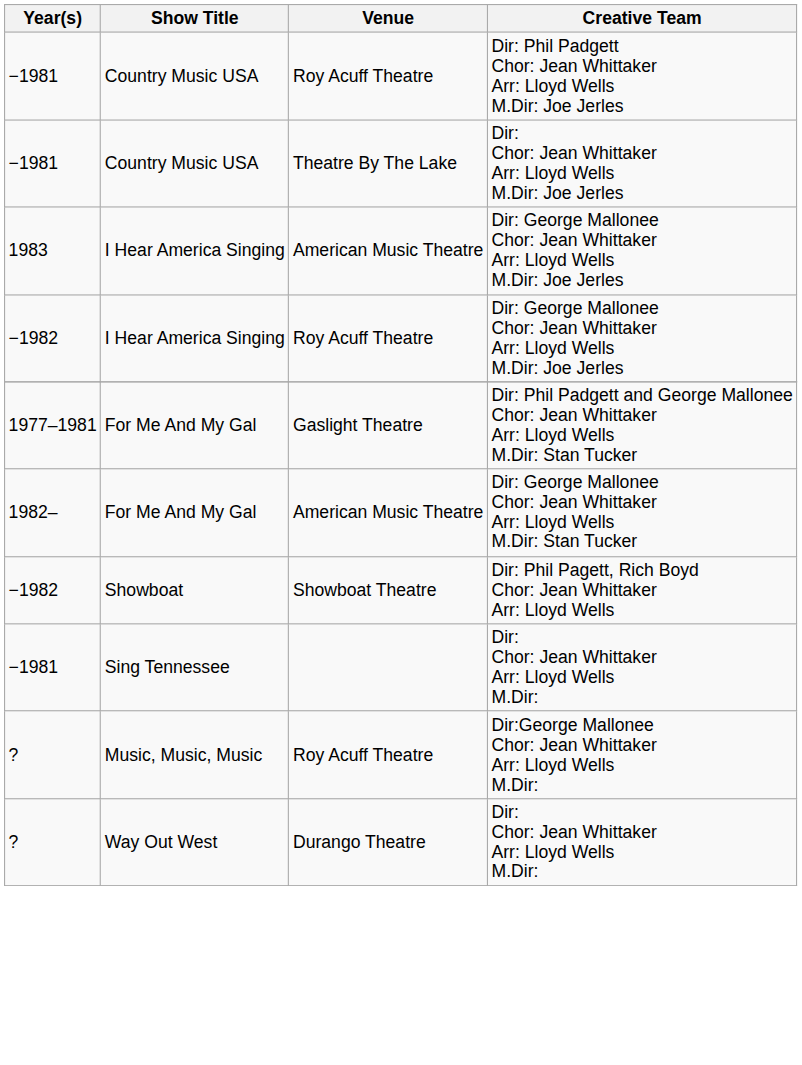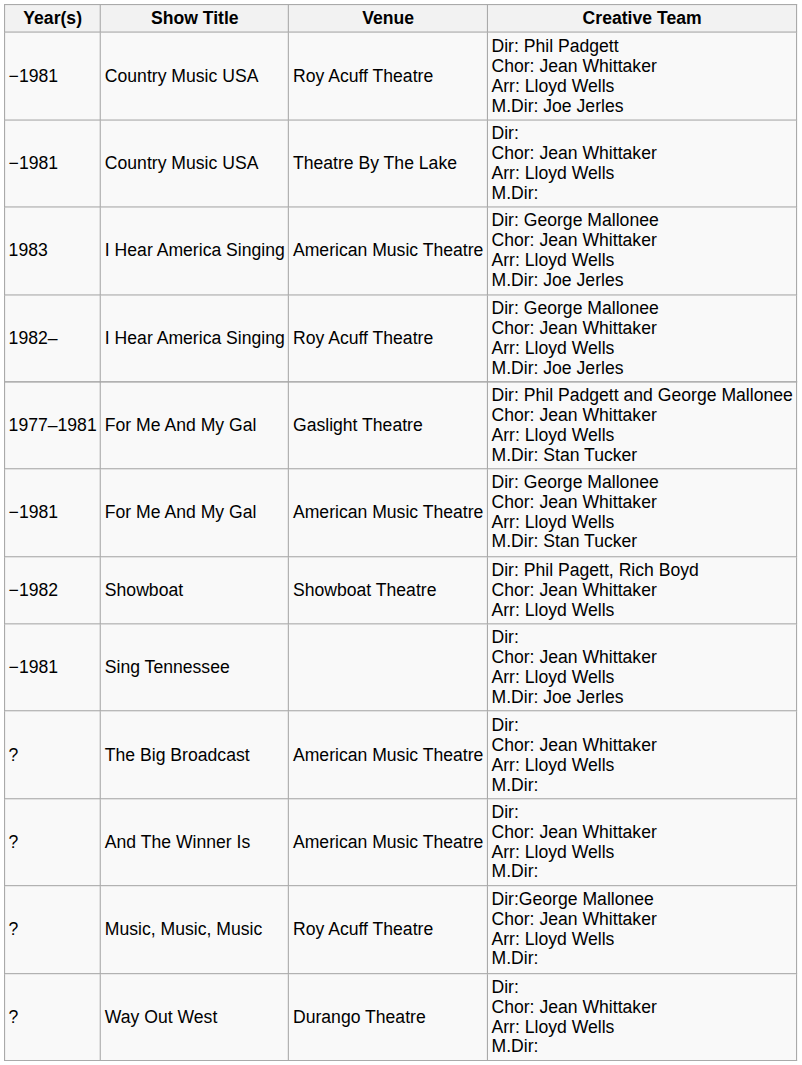(574, 163) Dir: Chor: Jean Whittaker Arr: Lloyd Wells M.Dir: Joe Jerles -> (574, 163) Dir: Chor: Jean Whittaker Arr: Lloyd Wells M.Dir:
(33, 338) −1982 -> (33, 338) 1982–
(33, 512) 1982– -> (33, 512) −1981
(574, 667) Dir: Chor: Jean Whittaker Arr: Lloyd Wells M.Dir: -> (574, 667) Dir: Chor: Jean Whittaker Arr: Lloyd Wells M.Dir: Joe Jerles
+ row: (177, 754)
+ row: (178, 842)
